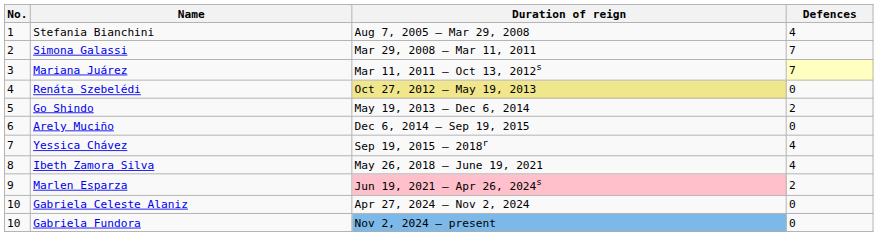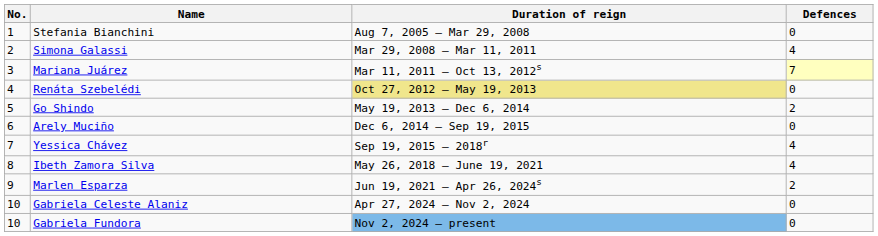(792, 32) 4 -> (792, 32) 0
(792, 50) 7 -> (792, 50) 4
(448, 185) pink background -> (448, 185) no background
